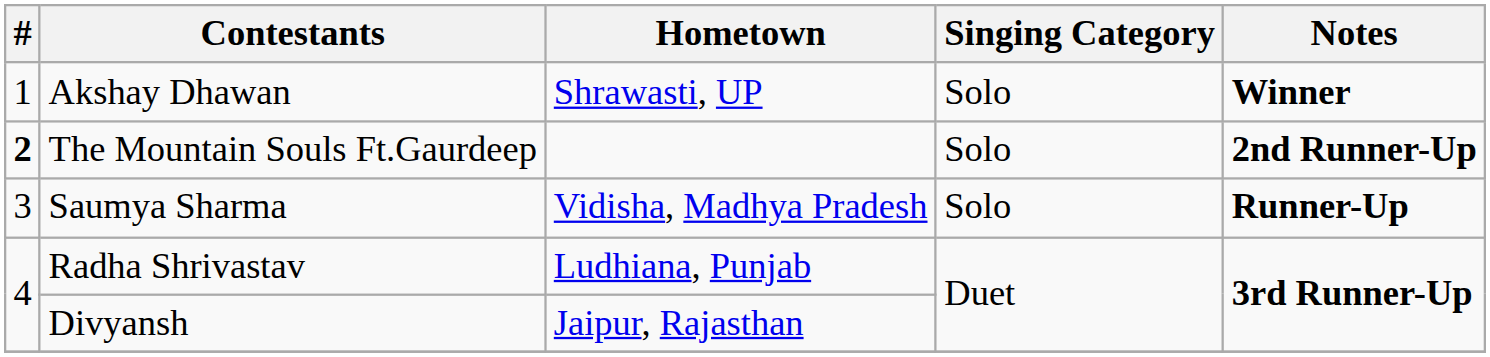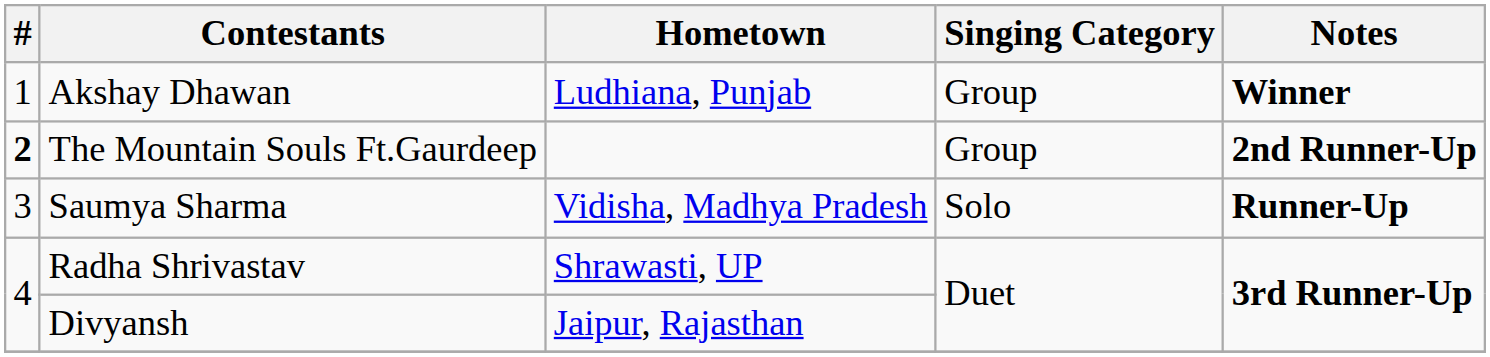(658, 91) Shrawasti, UP -> (682, 91) Ludhiana, Punjab
(978, 91) Solo -> (991, 91) Group
(978, 149) Solo -> (991, 149) Group
(682, 264) Ludhiana, Punjab -> (658, 264) Shrawasti, UP
